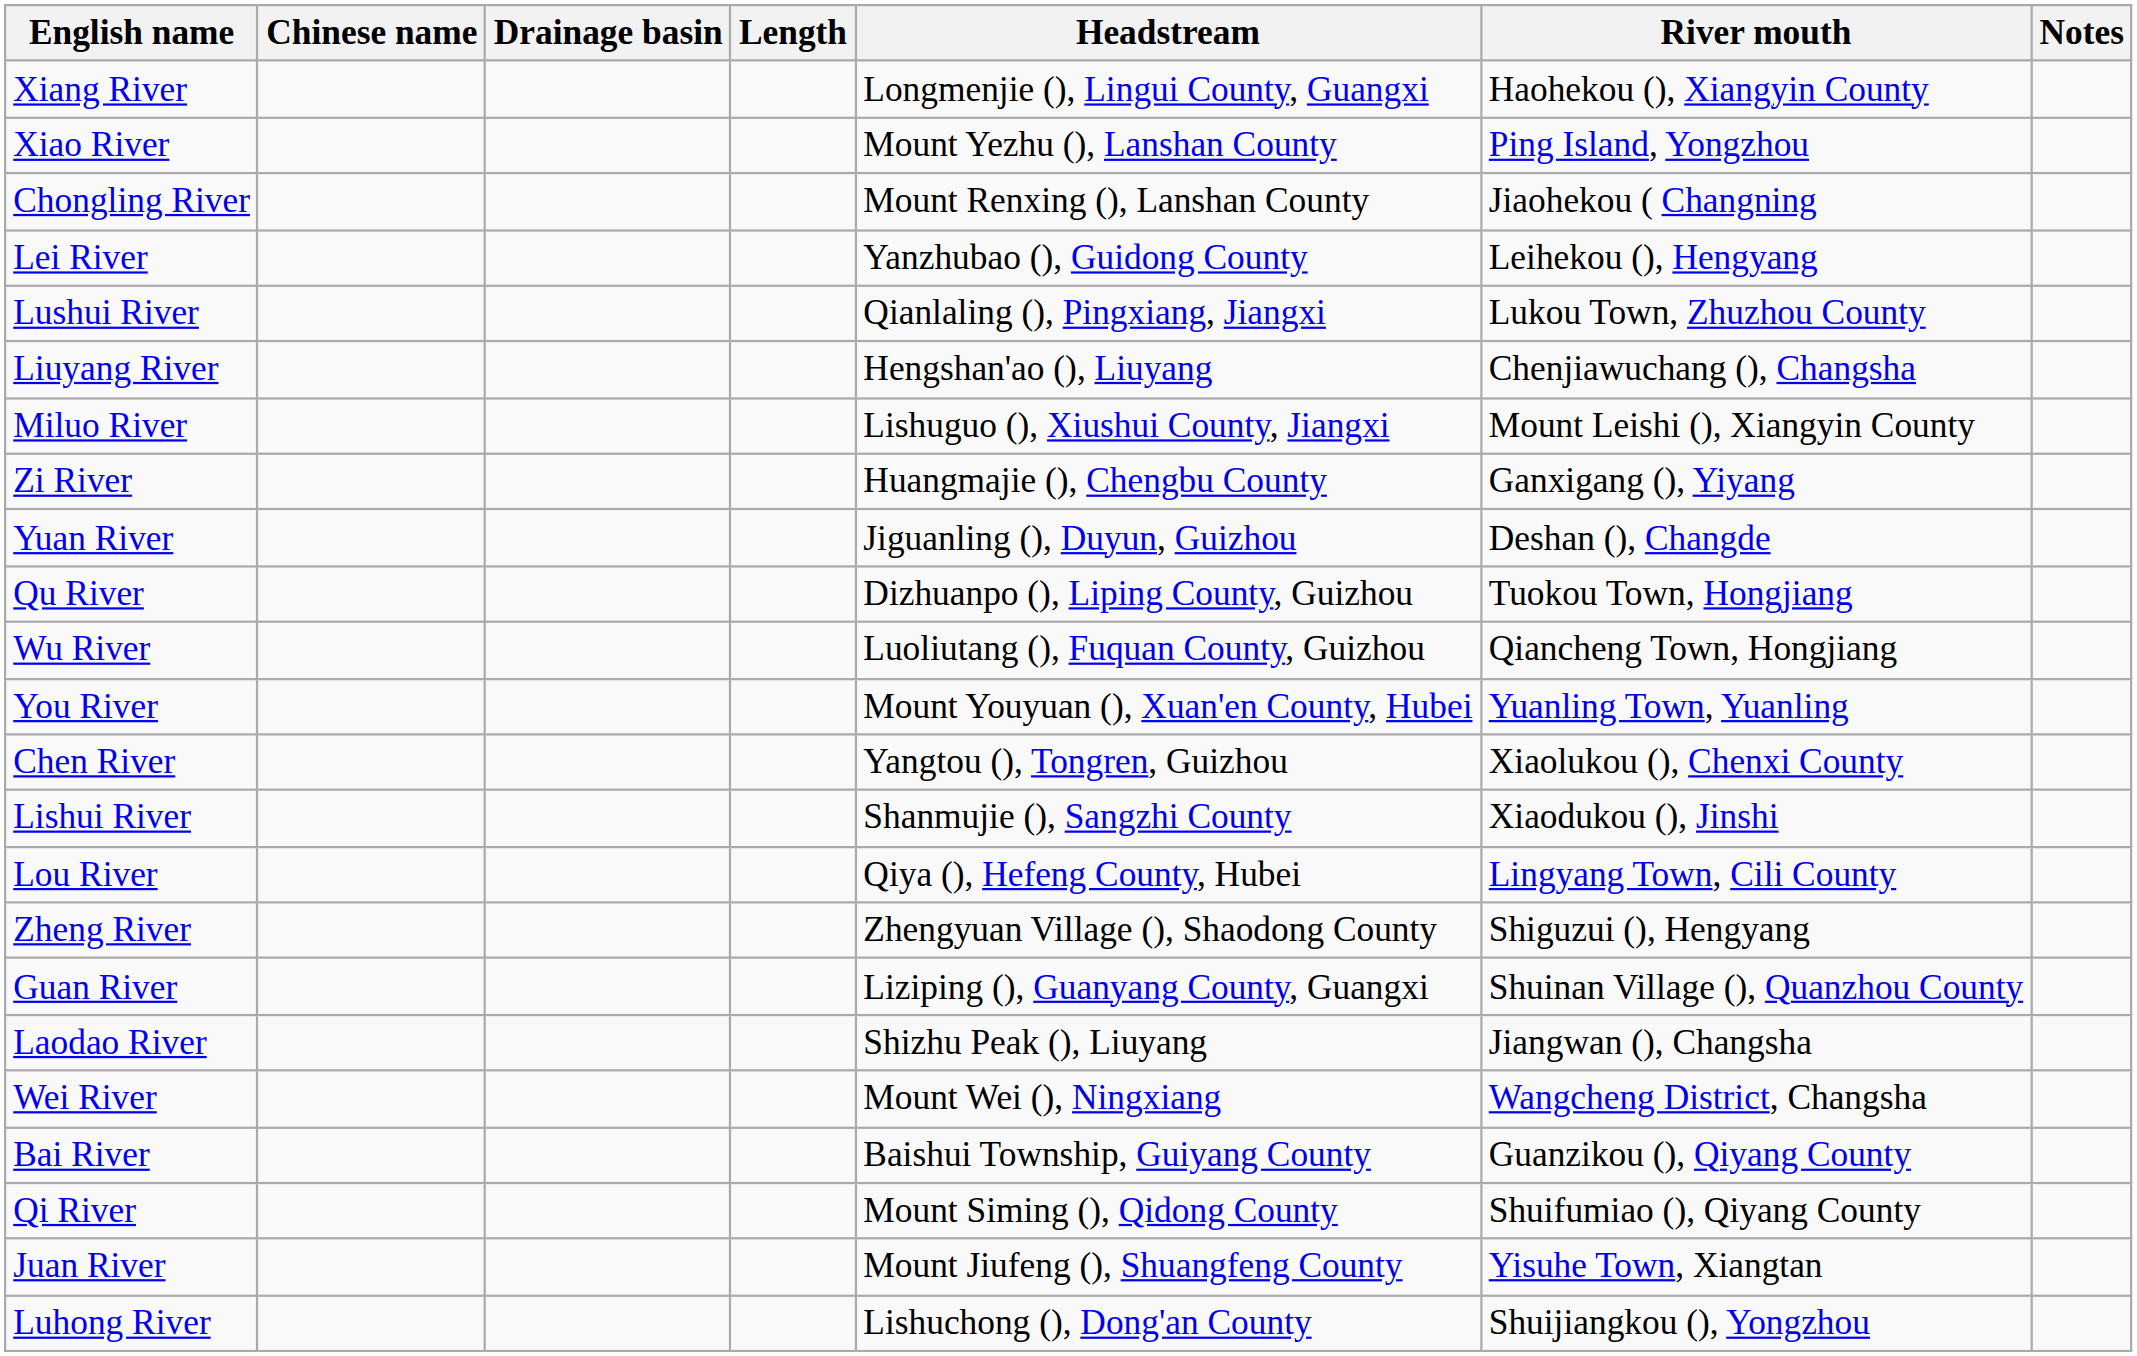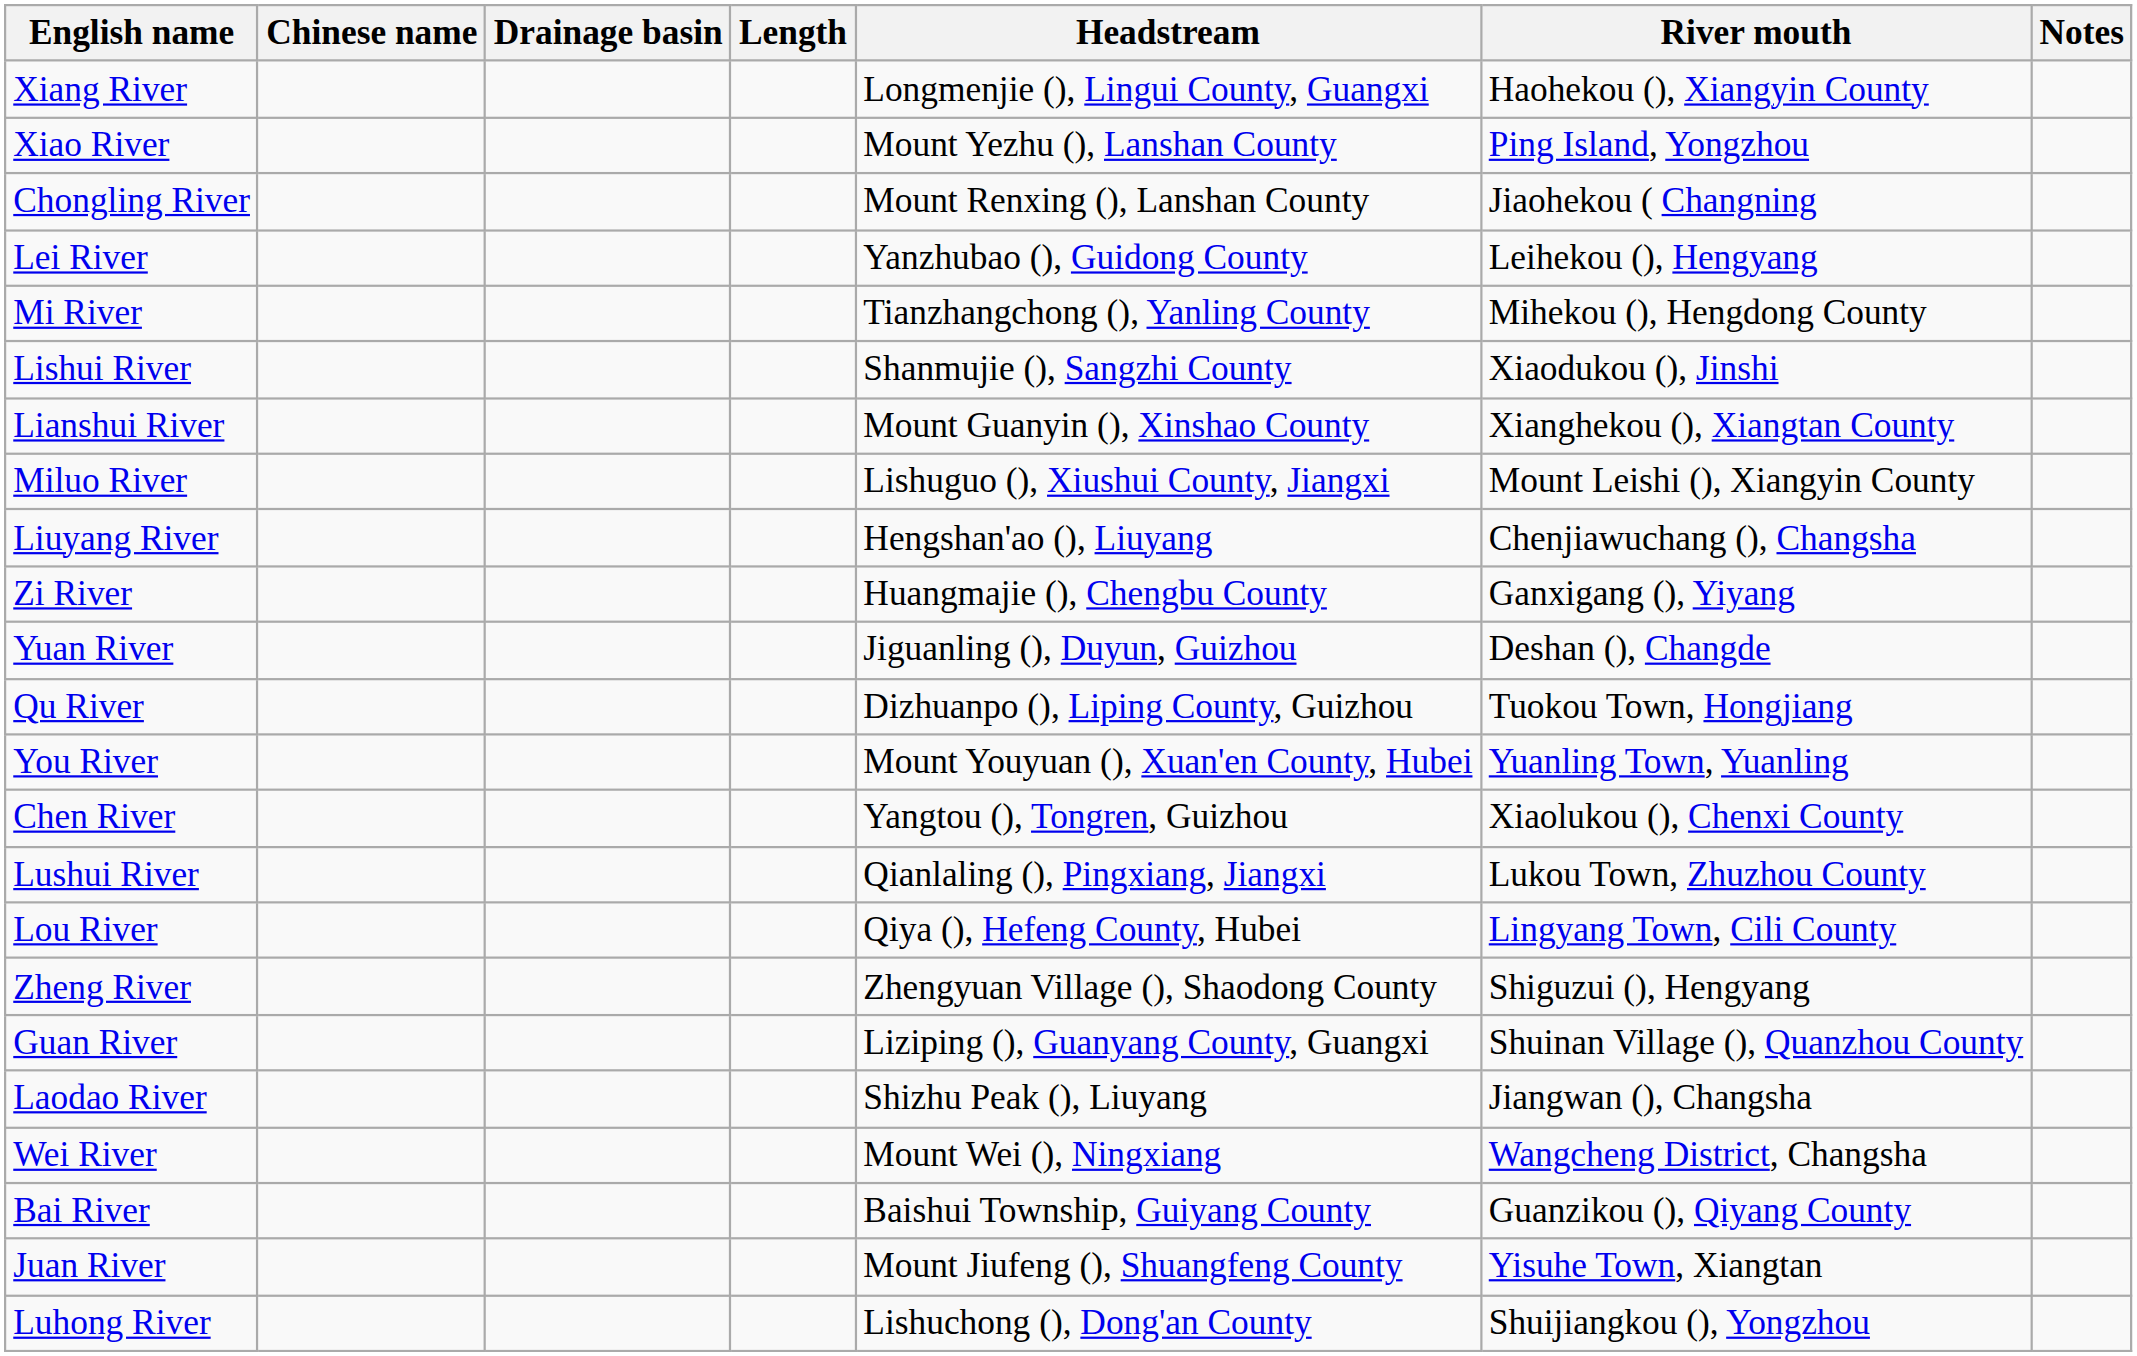+ row: (78, 312)
rows swapped: (106, 312) <-> (102, 817)
+ row: (119, 425)
rows swapped: (116, 369) <-> (100, 425)
- row: (82, 649)
- row: (75, 1210)
